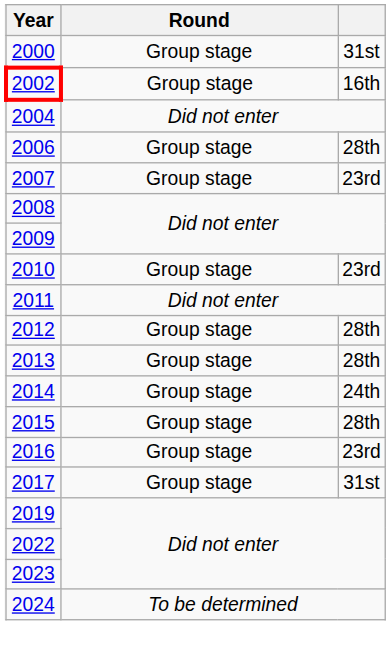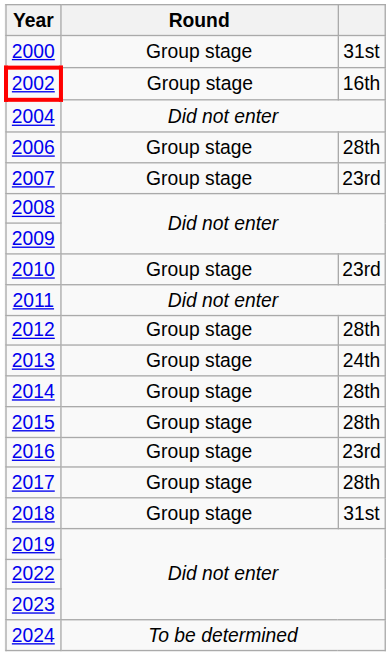(361, 361) 28th -> (361, 361) 24th
(361, 391) 24th -> (361, 391) 28th
(361, 483) 31st -> (361, 483) 28th
+ row: (33, 513)
